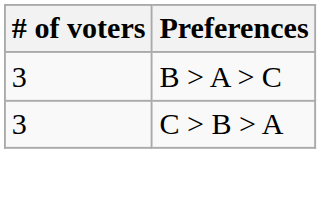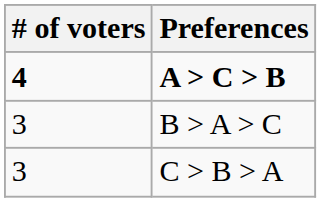+ row: (223, 76)
